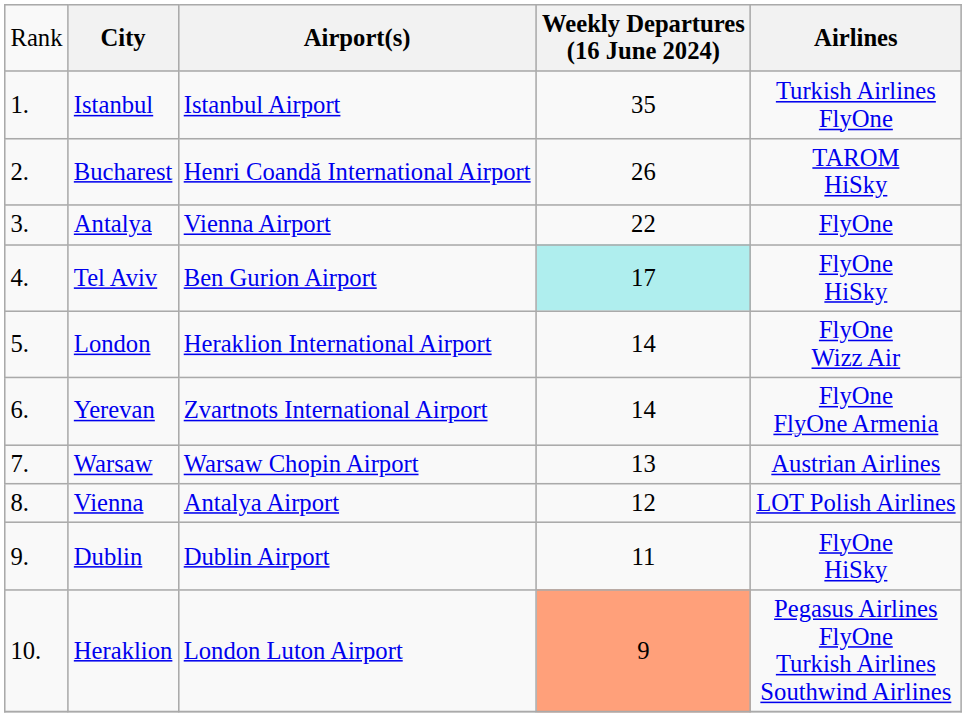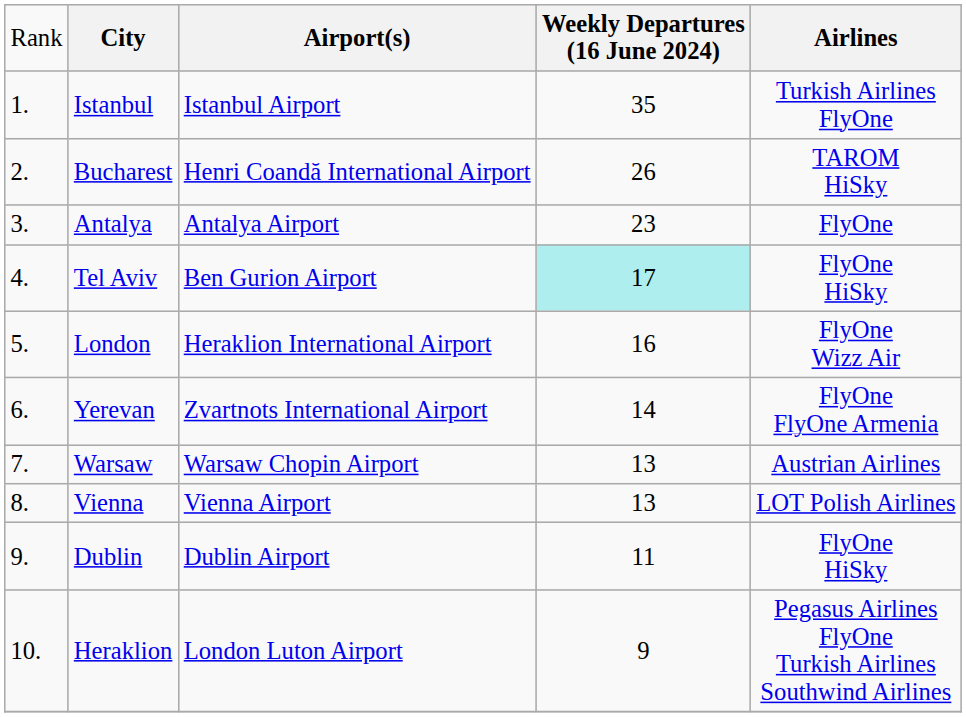(257, 224) Vienna Airport -> (261, 224) Antalya Airport
(643, 224) 22 -> (643, 224) 23
(643, 344) 14 -> (643, 344) 16
(261, 502) Antalya Airport -> (257, 502) Vienna Airport
(643, 502) 12 -> (643, 502) 13
(643, 650) lightsalmon background -> (643, 650) no background
